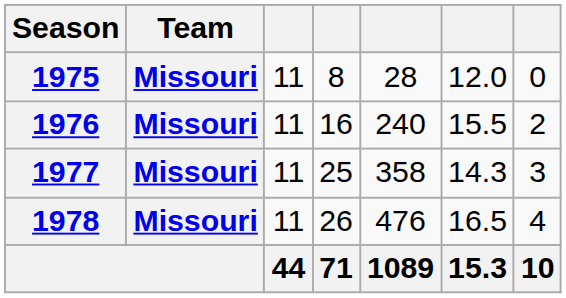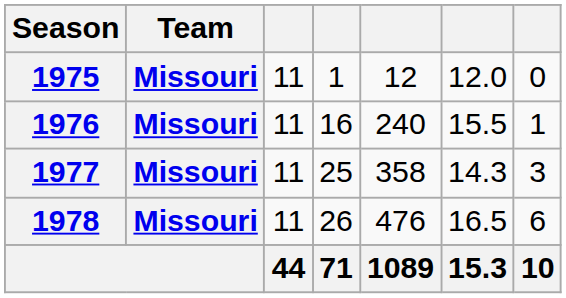(336, 76) 8 -> (336, 76) 1
(401, 76) 28 -> (401, 76) 12
(538, 124) 2 -> (538, 124) 1
(538, 220) 4 -> (538, 220) 6
